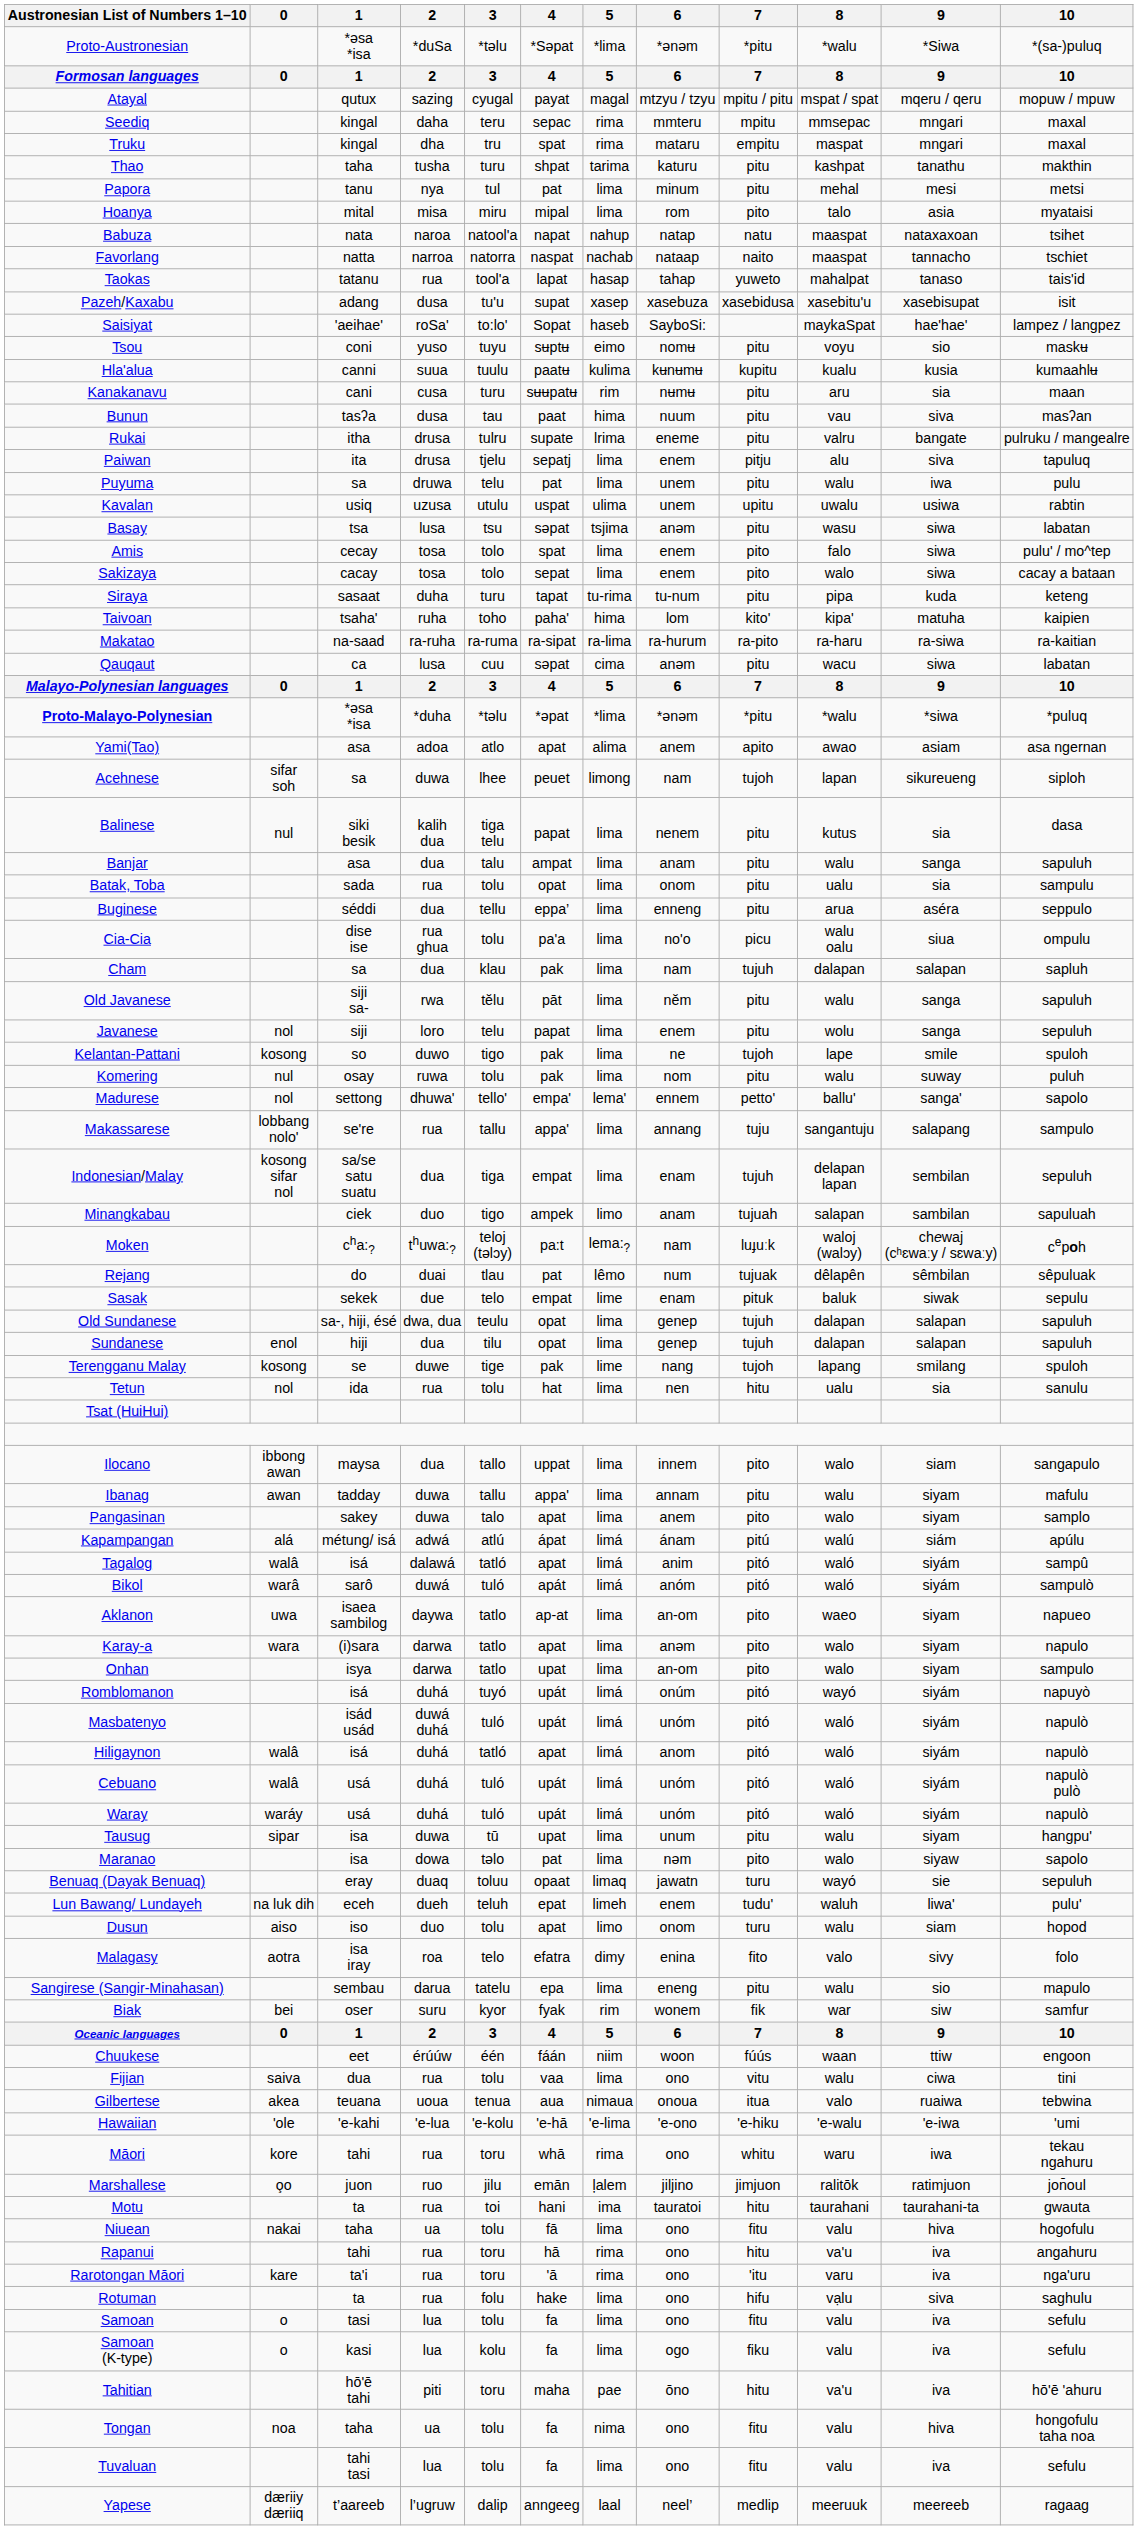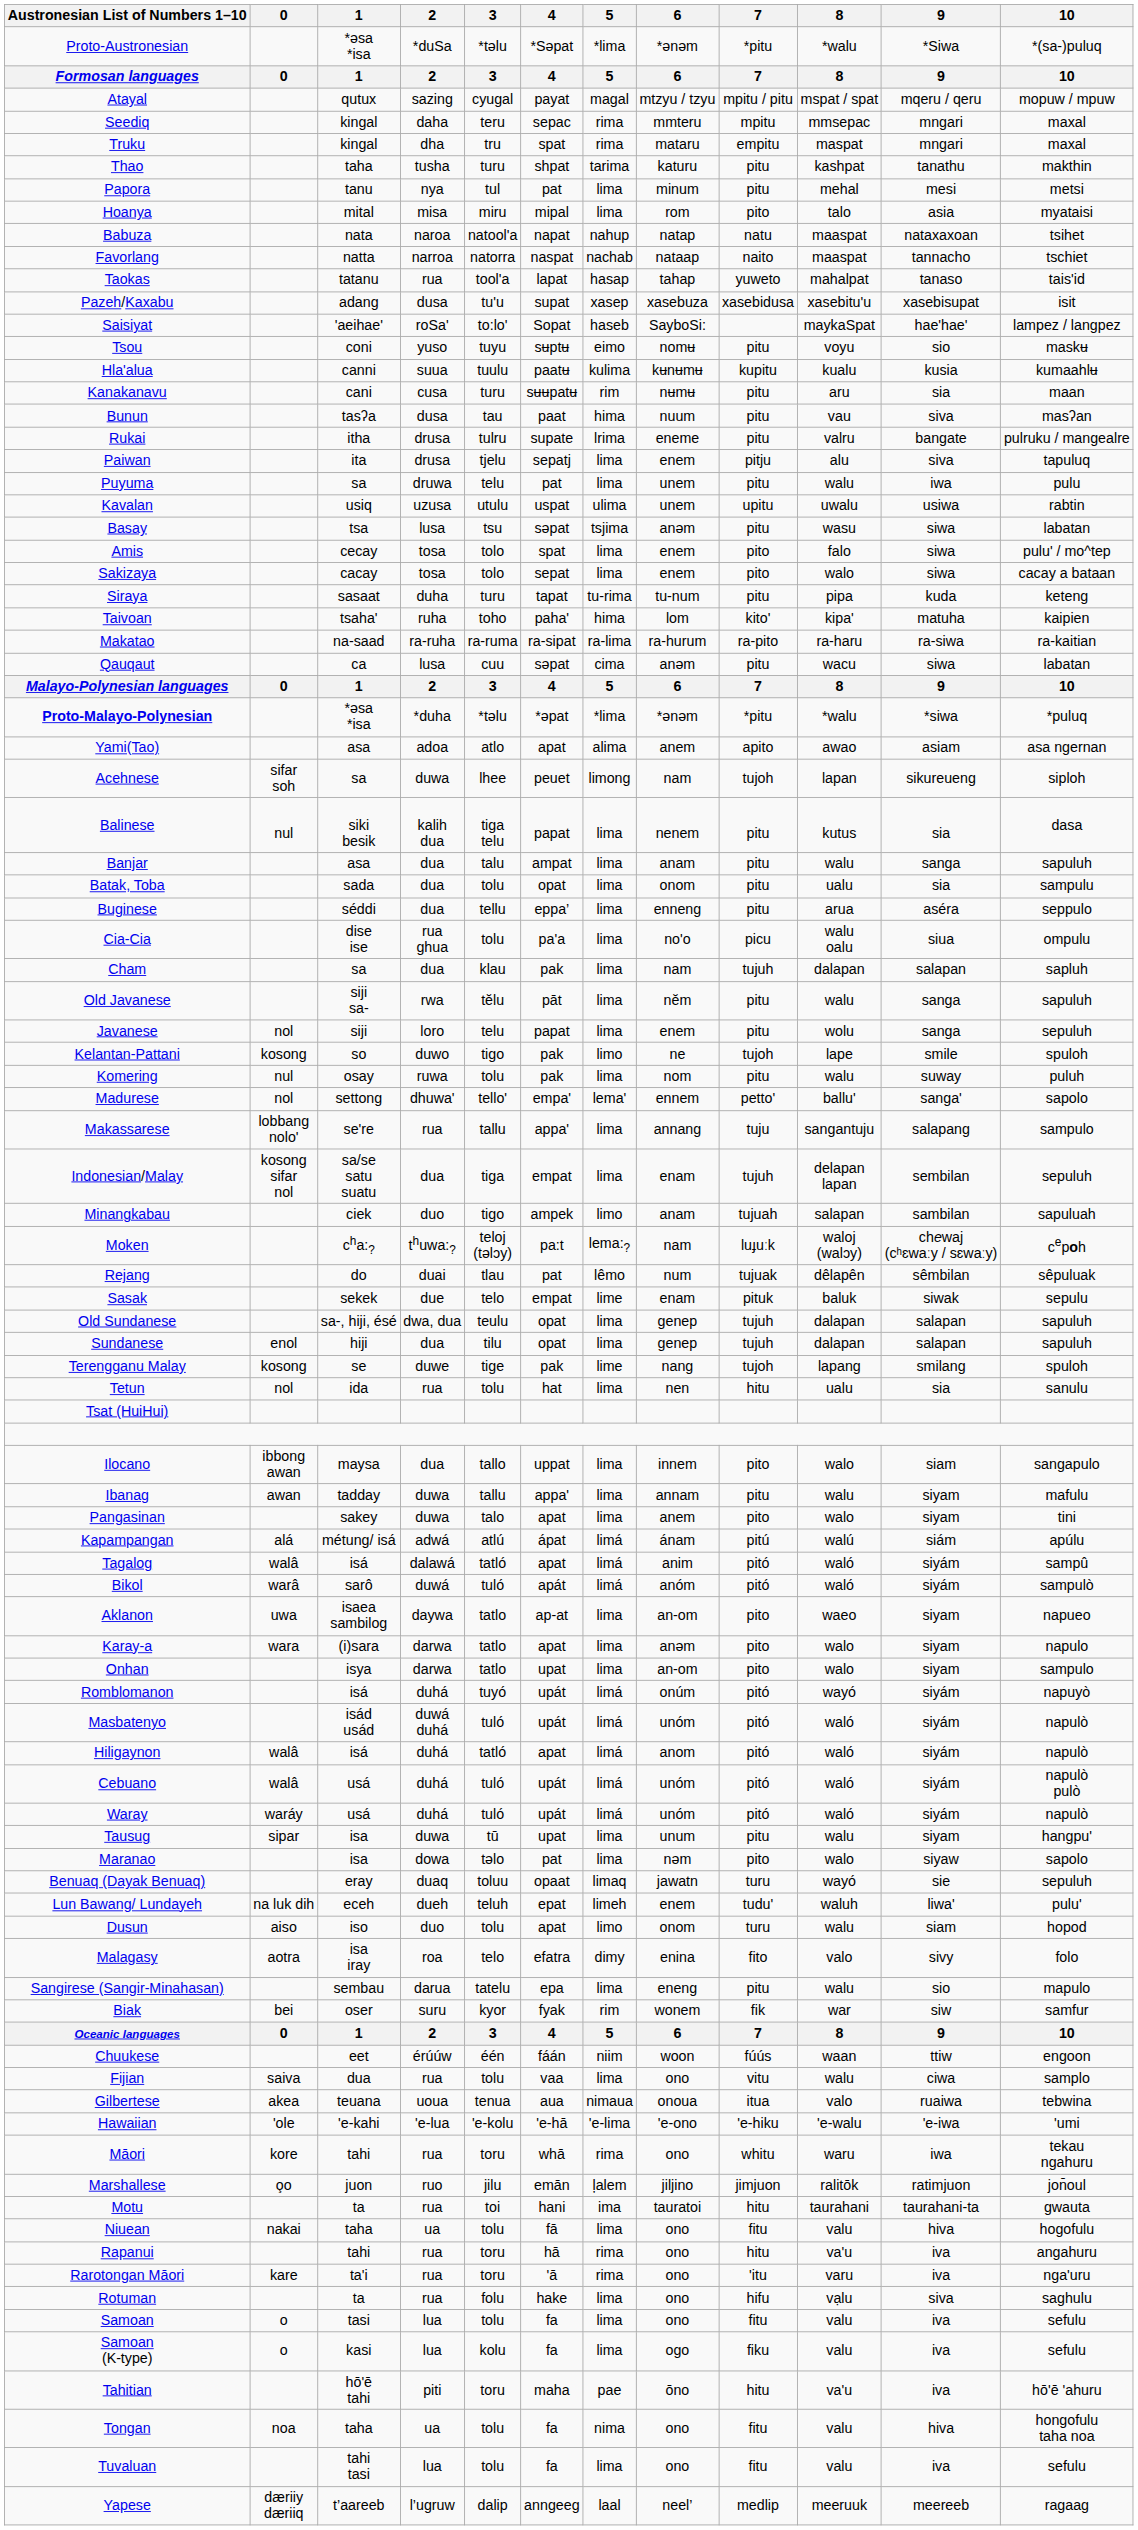(432, 886) rua -> (432, 886) dua
(609, 1053) lima -> (609, 1053) limo
(1067, 1517) samplo -> (1067, 1517) tini
(1067, 2078) tini -> (1067, 2078) samplo
